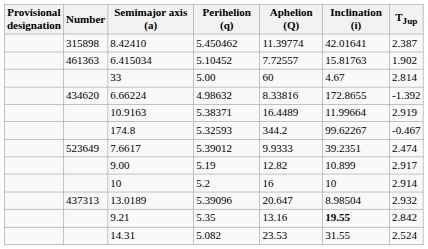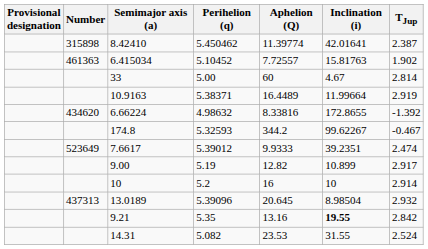rows swapped: (128, 95) <-> (128, 113)
(278, 200) 20.647 -> (278, 200) 20.645
